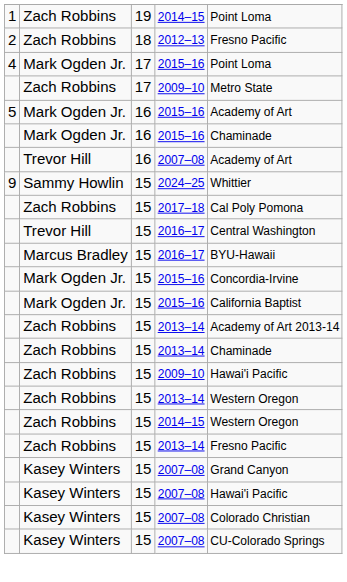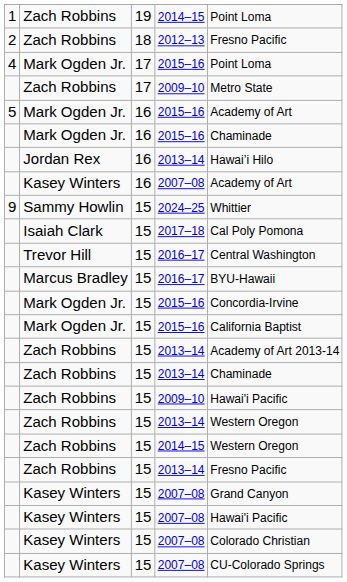+ row: (143, 159)
(57, 159) Trevor Hill -> (72, 183) Kasey Winters
(70, 207) Zach Robbins -> (63, 231) Isaiah Clark
